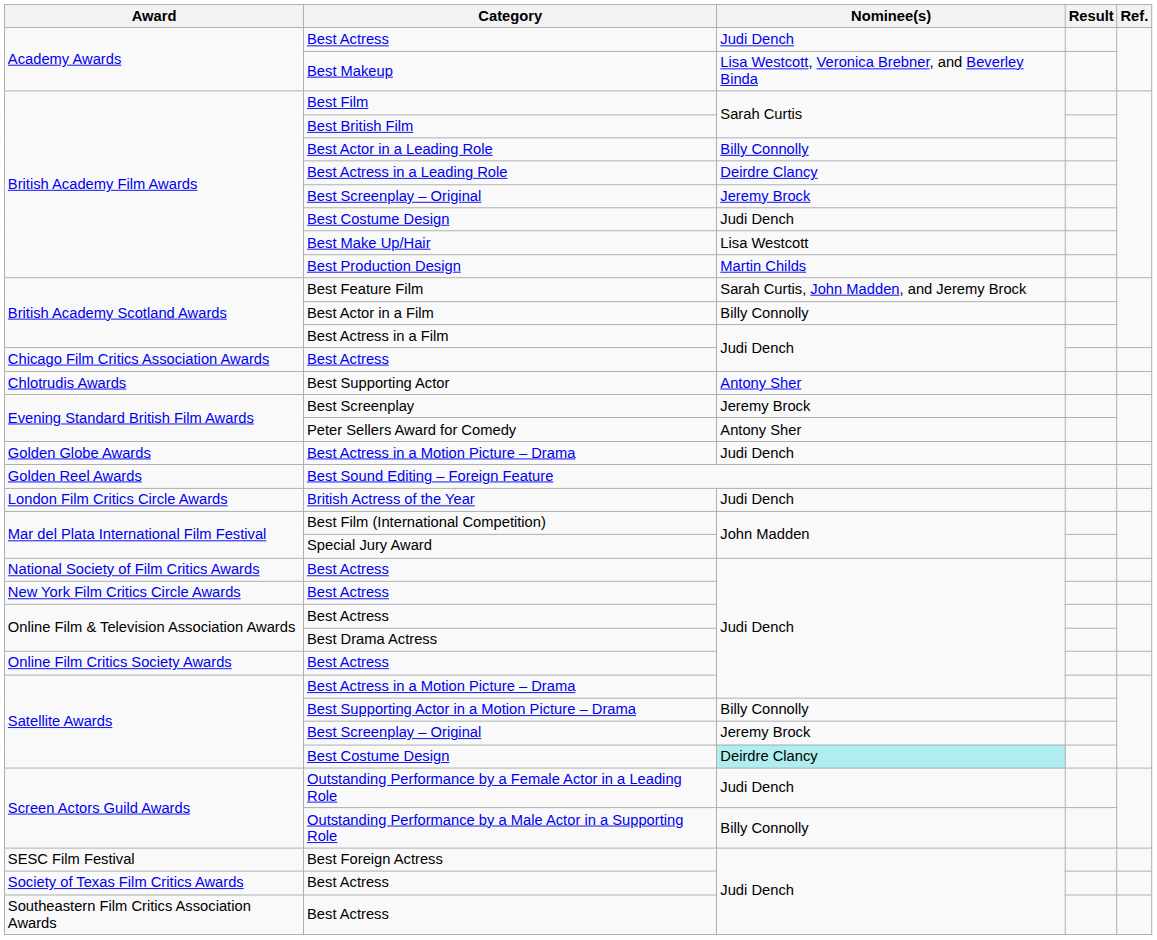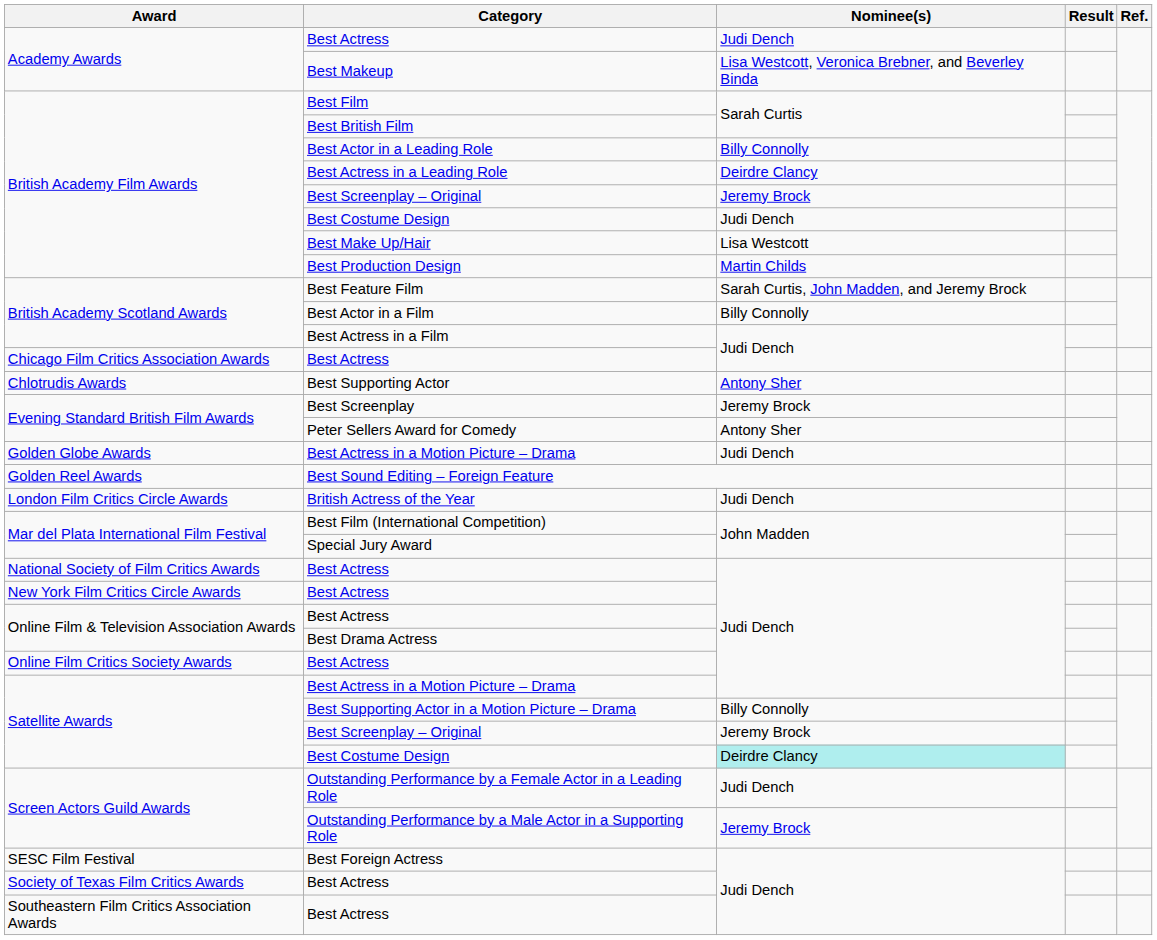(765, 827) Billy Connolly -> (765, 827) Jeremy Brock
